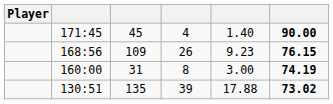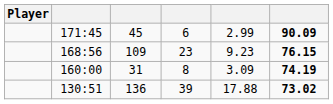(186, 33) 4 -> (186, 33) 6
(240, 33) 1.40 -> (240, 33) 2.99
(299, 33) 90.00 -> (299, 33) 90.09
(186, 52) 26 -> (186, 52) 23
(240, 70) 3.00 -> (240, 70) 3.09
(136, 89) 135 -> (136, 89) 136
